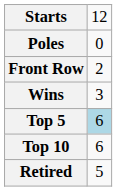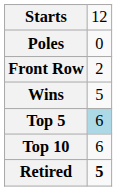(99, 95) 3 -> (99, 95) 5
(99, 172) normal -> (99, 172) bold
